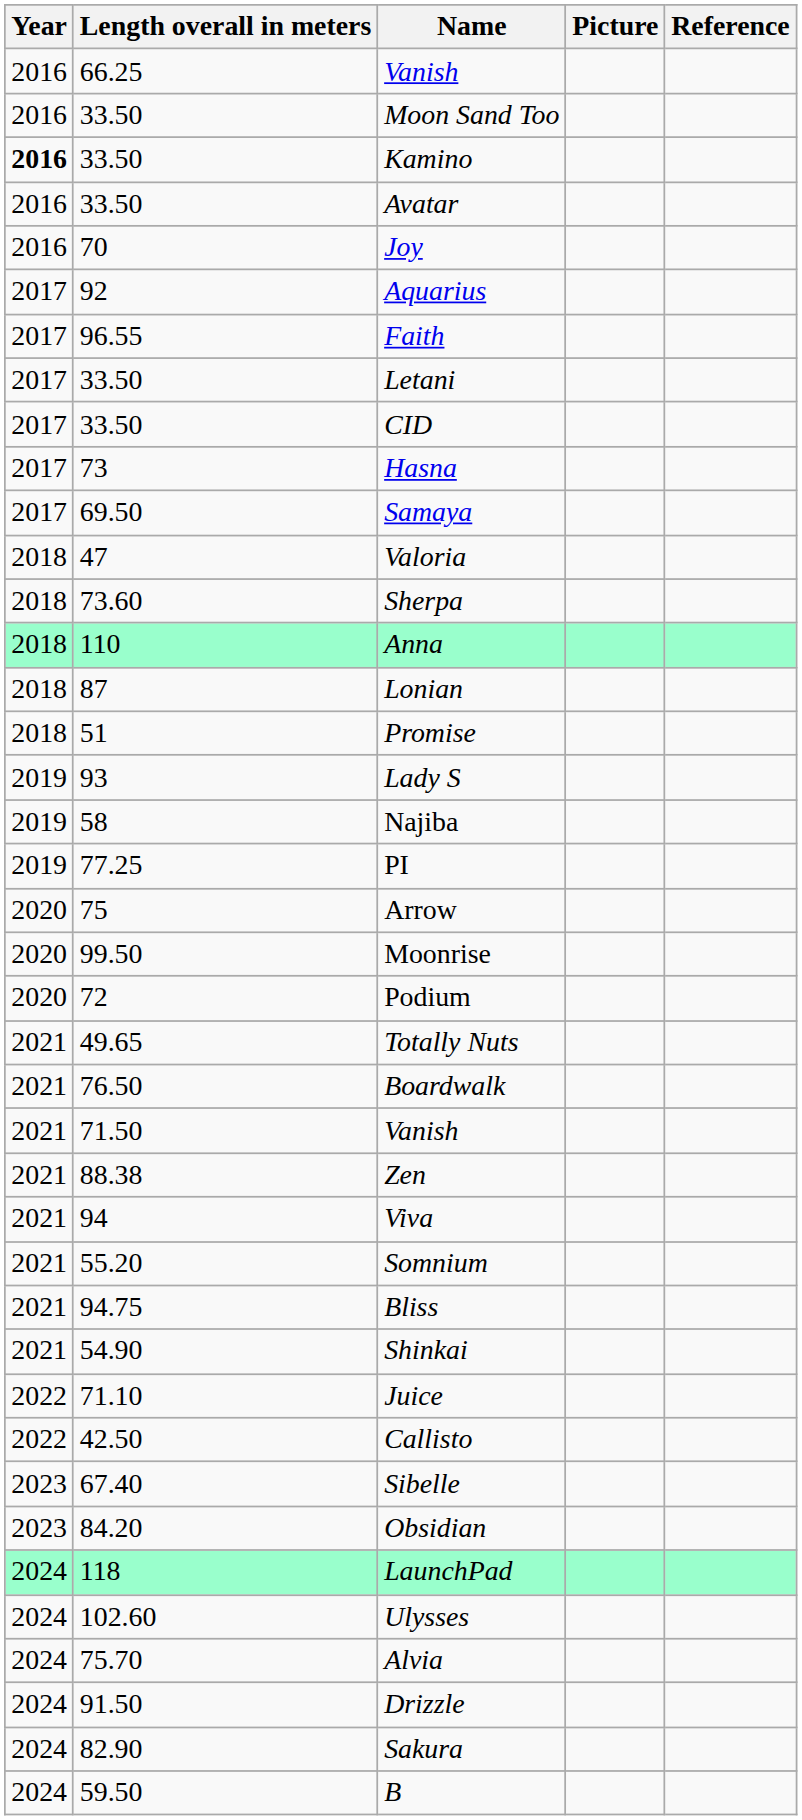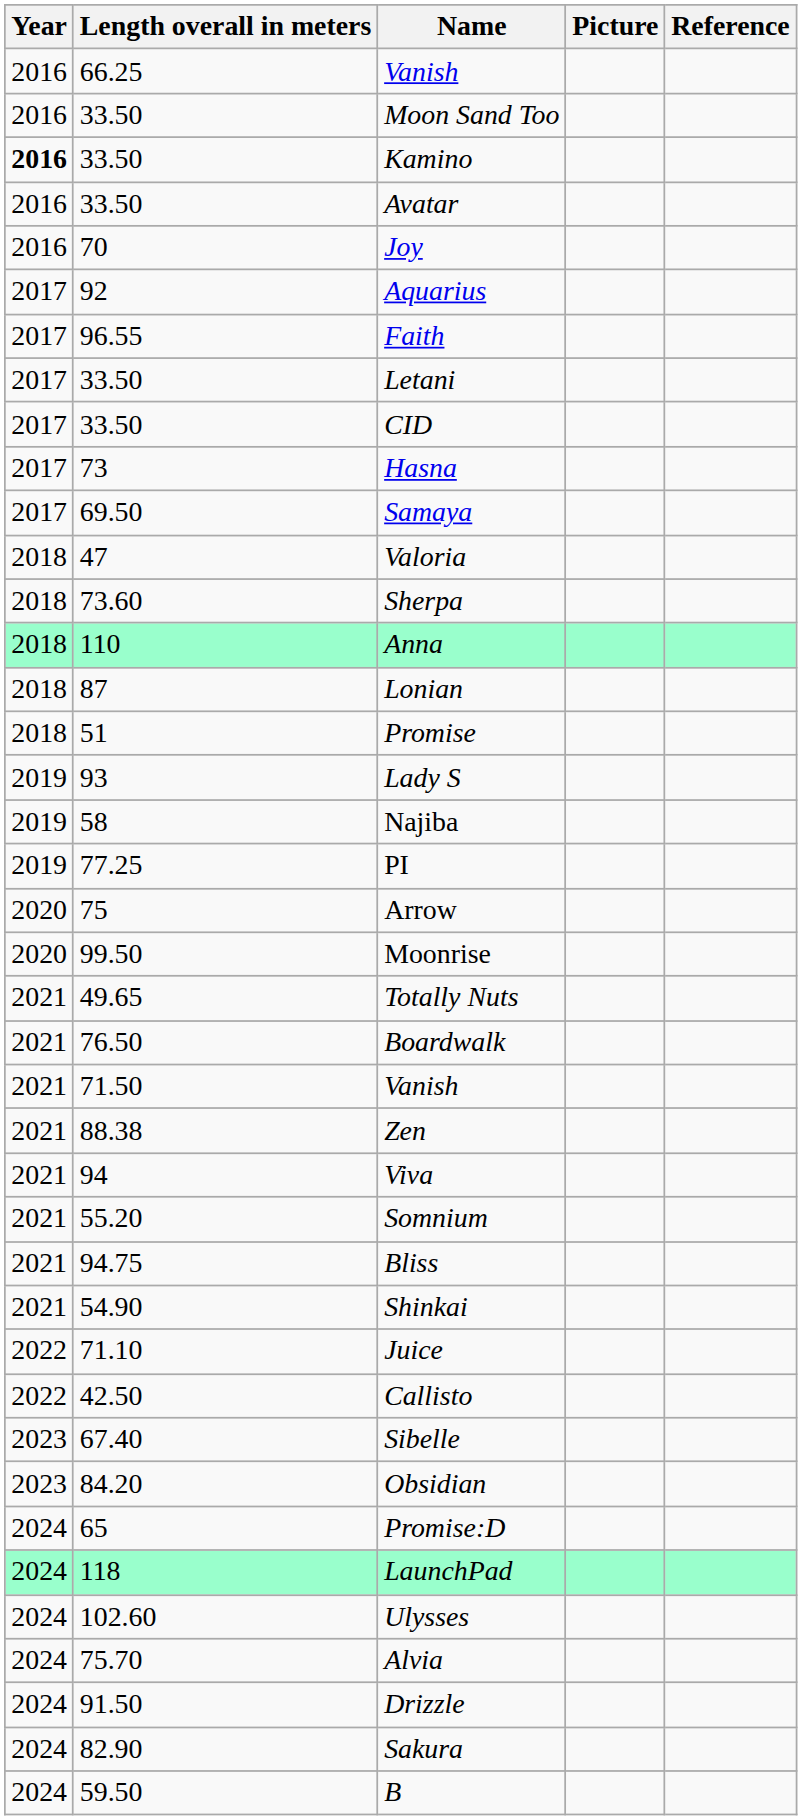- row: (94, 997)
+ row: (94, 1527)
